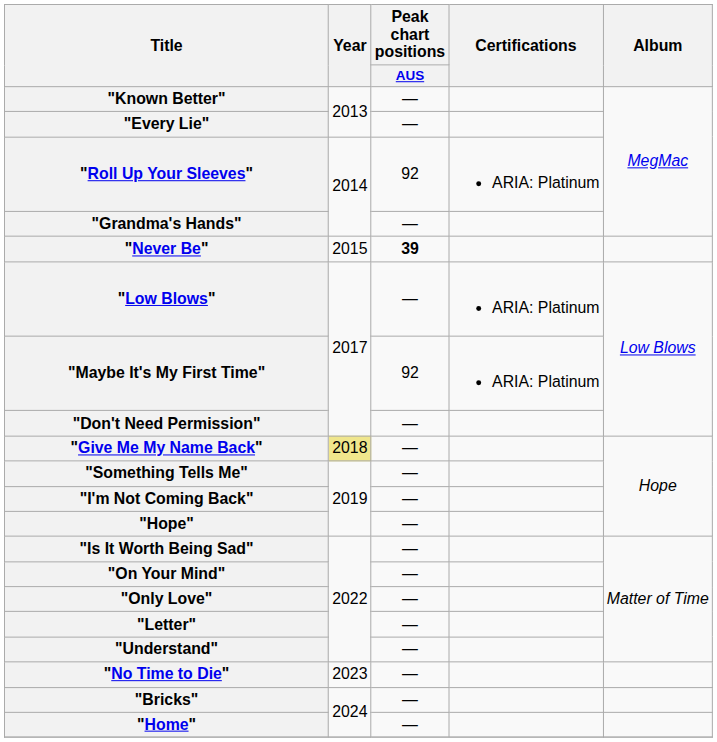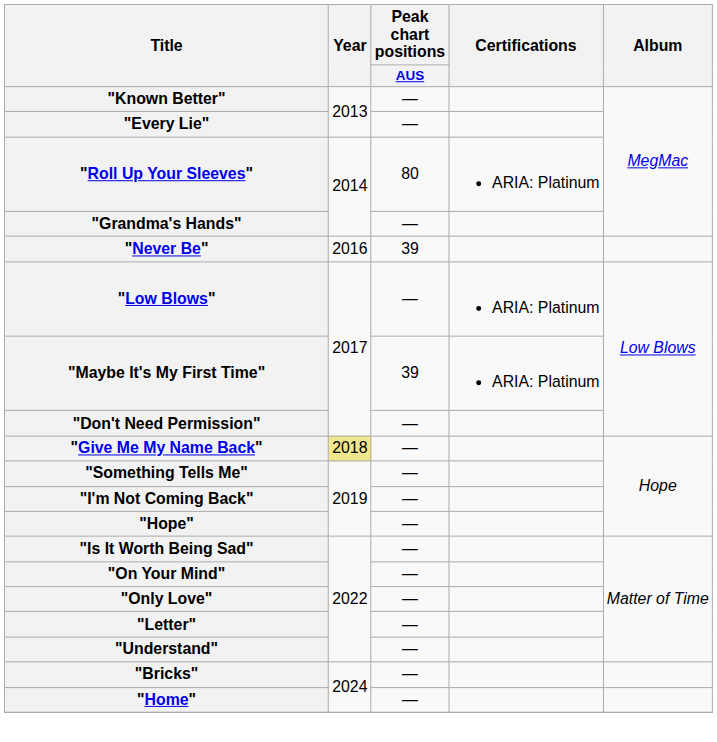(410, 174) 92 -> (410, 174) 80
(350, 249) 2015 -> (350, 249) 2016
(410, 249) bold -> (410, 249) normal
(410, 373) 92 -> (410, 373) 39
- row: (167, 674)
